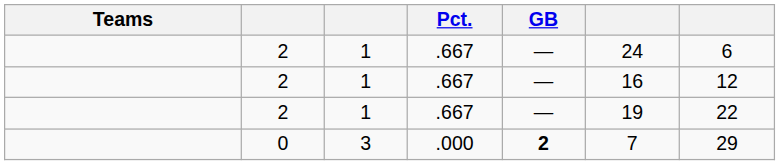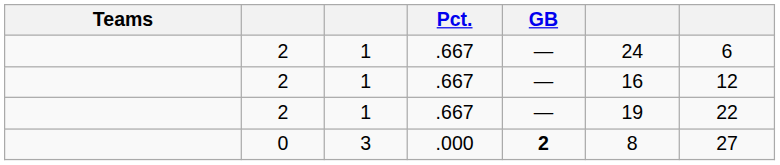(632, 143) 7 -> (632, 143) 8
(727, 143) 29 -> (727, 143) 27
